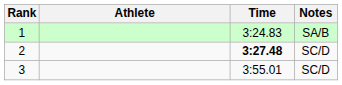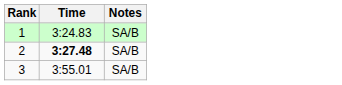- column: (135, 13)
(316, 51) SC/D -> (125, 51) SA/B
(316, 70) SC/D -> (125, 70) SA/B
